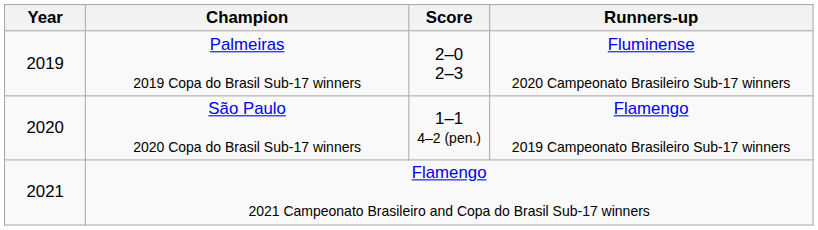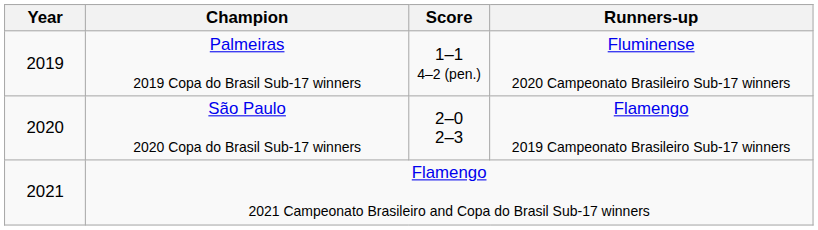(449, 63) 2–0 2–3 -> (449, 63) 1–1 4–2 (pen.)
(449, 127) 1–1 4–2 (pen.) -> (449, 127) 2–0 2–3
